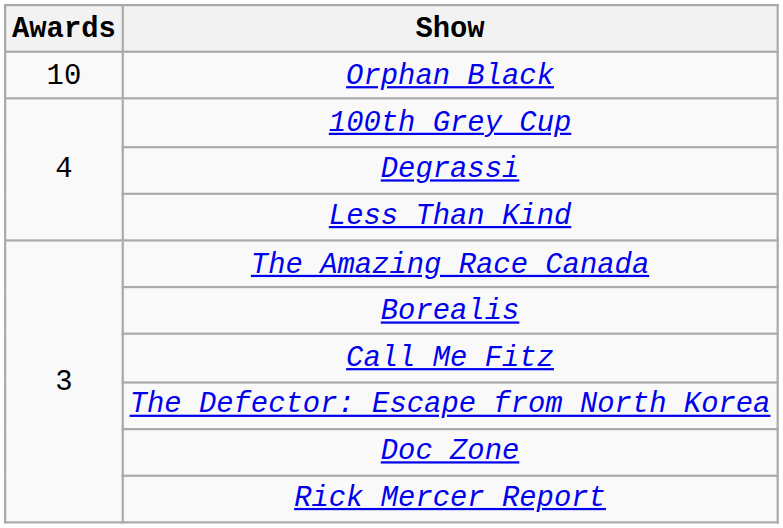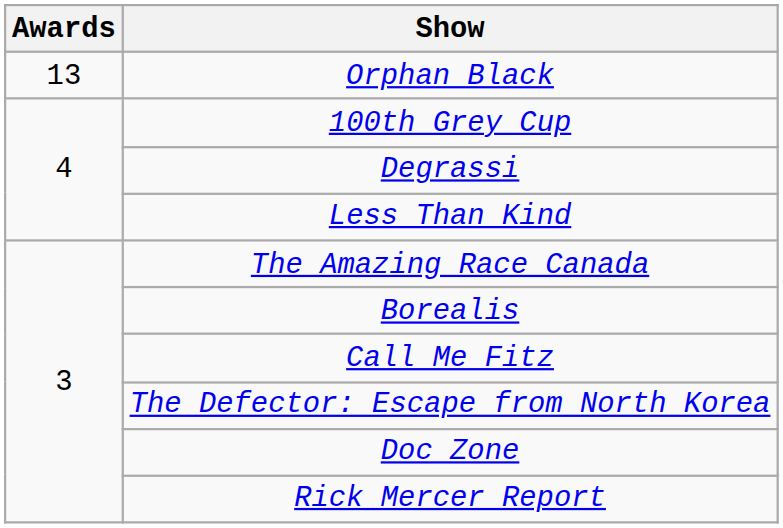(64, 76) 10 -> (64, 76) 13
